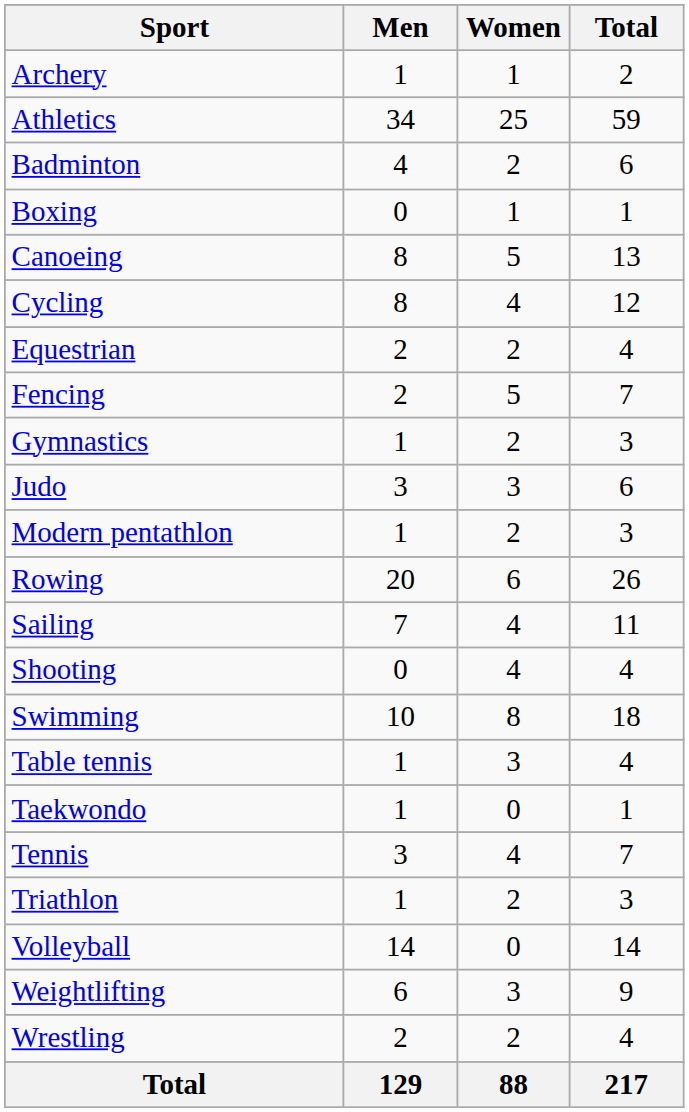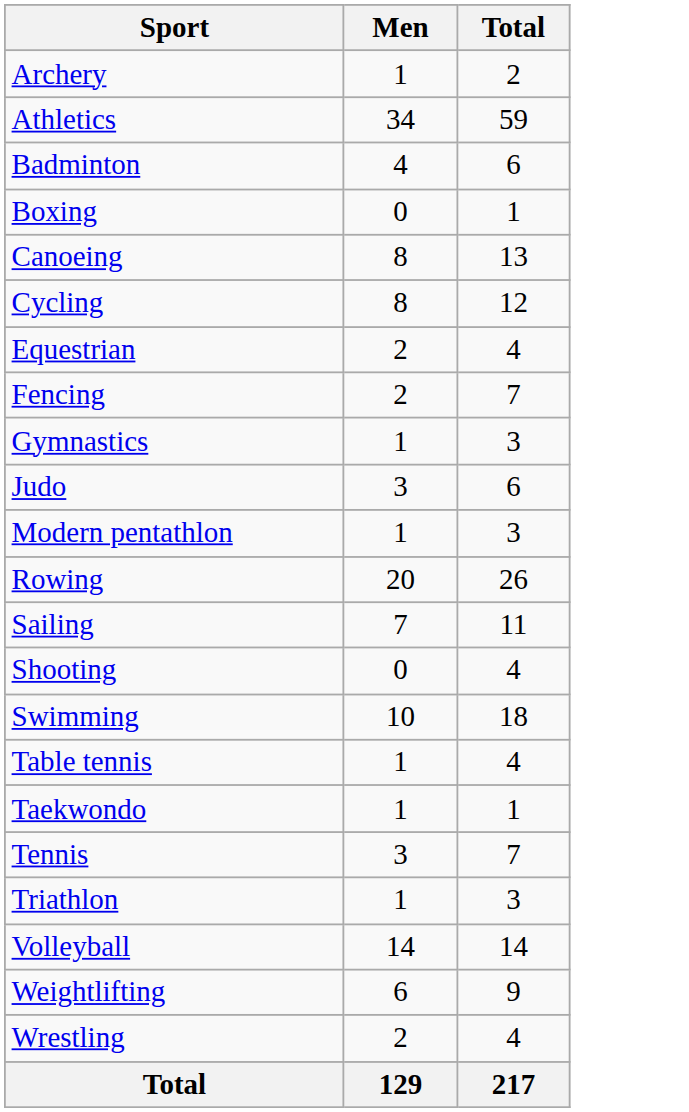- column: (513, 27)
